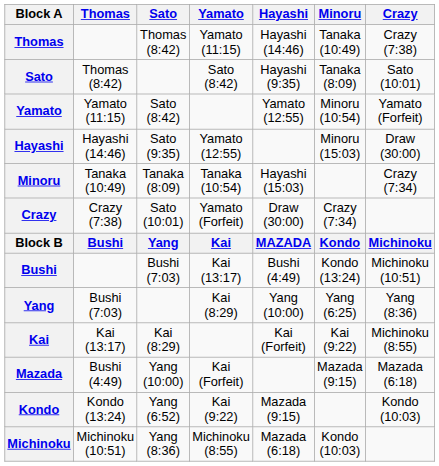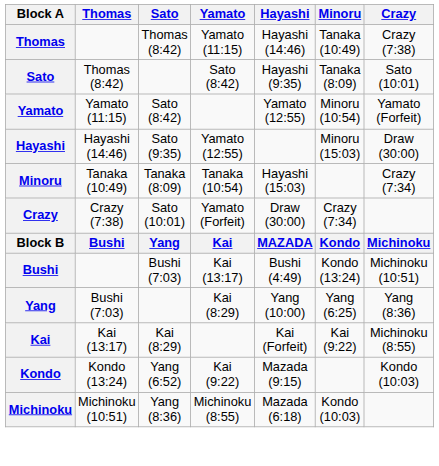- row: (39, 374)
